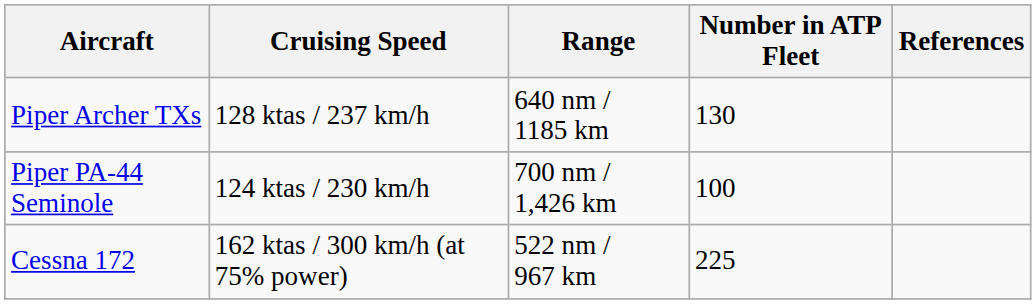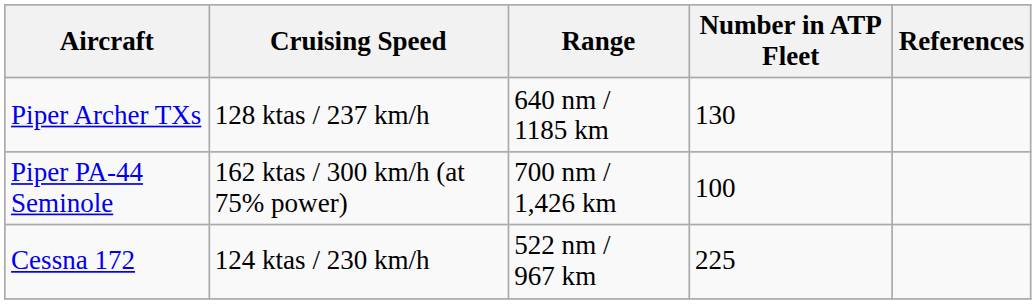(322, 187) 124 ktas / 230 km/h -> (340, 187) 162 ktas / 300 km/h (at 75% power)
(340, 261) 162 ktas / 300 km/h (at 75% power) -> (322, 261) 124 ktas / 230 km/h
